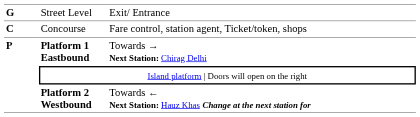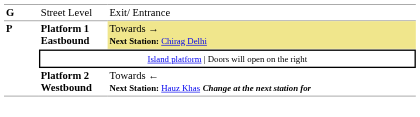- row: (63, 29)
(158, 51) no background -> (158, 35) khaki background
